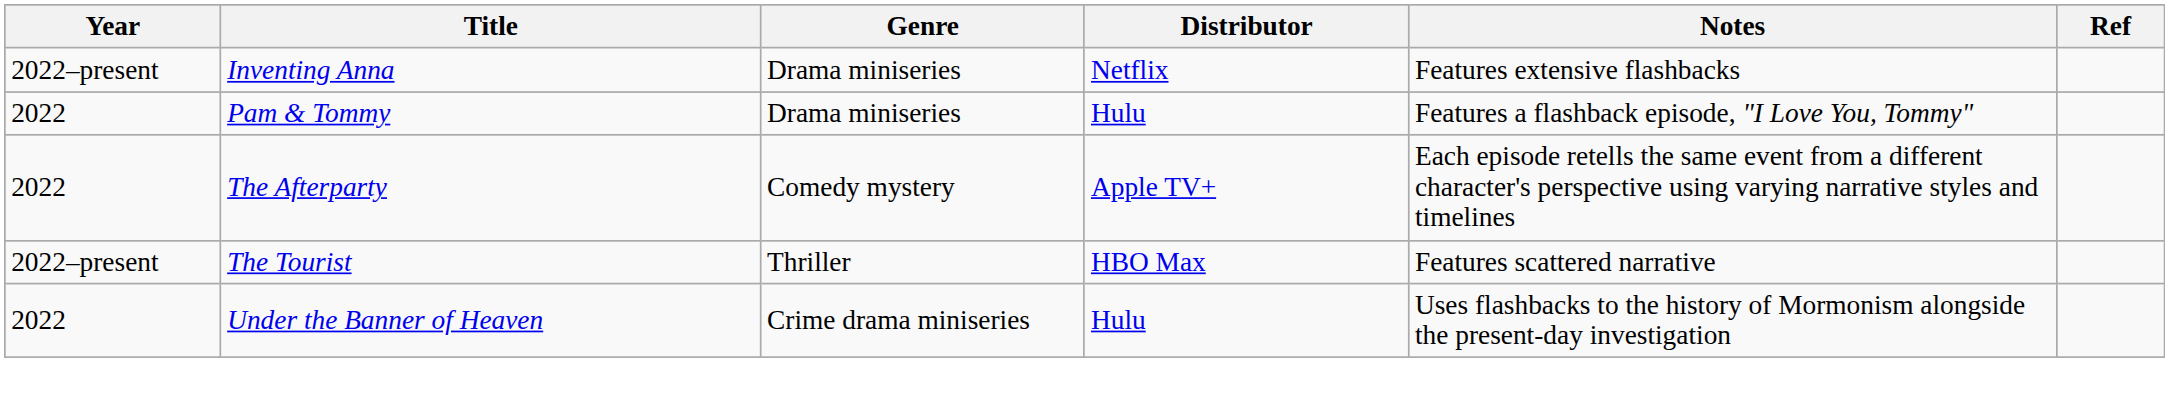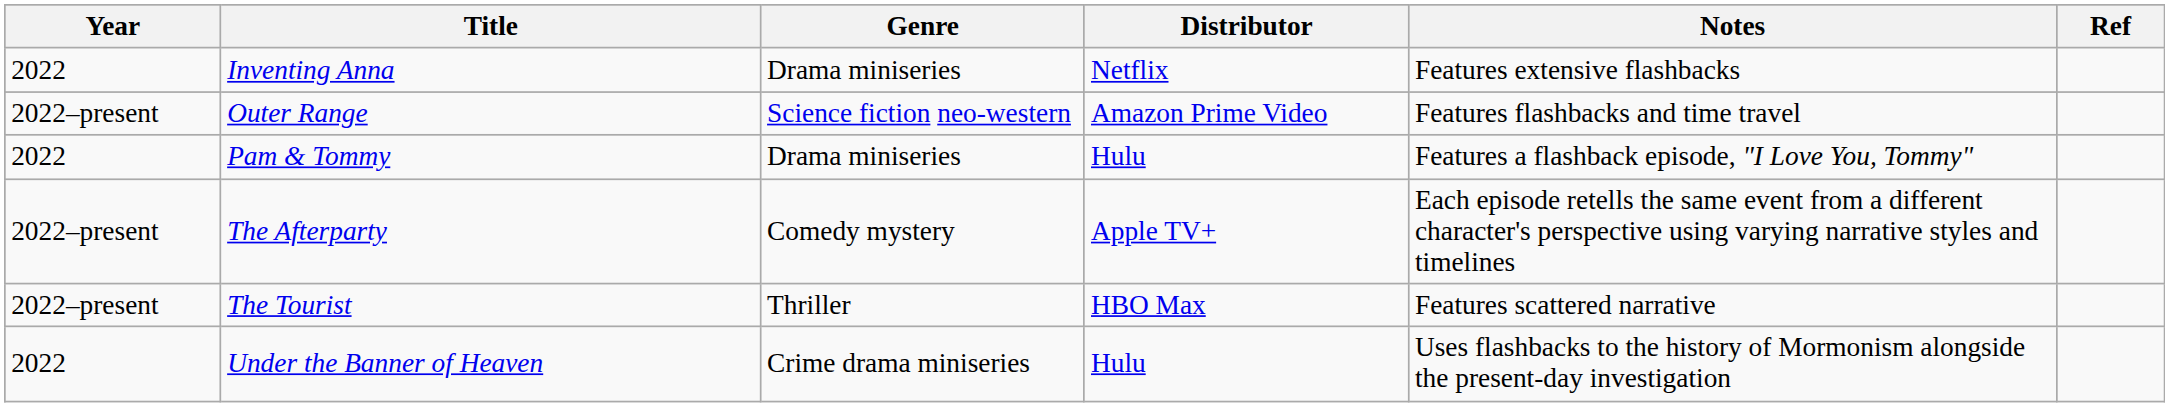(85, 69) 2022–present -> (39, 69) 2022
+ row: (297, 112)
(39, 187) 2022 -> (85, 230) 2022–present
